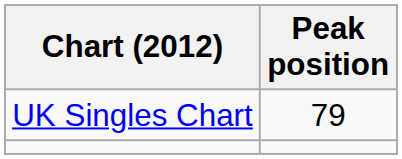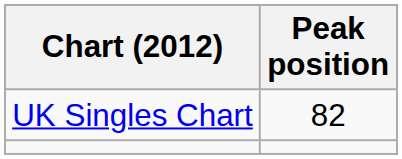(328, 114) 79 -> (328, 114) 82
